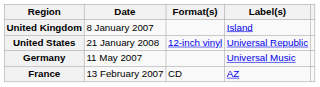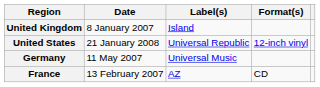columns swapped: (195, 12) <-> (267, 12)
